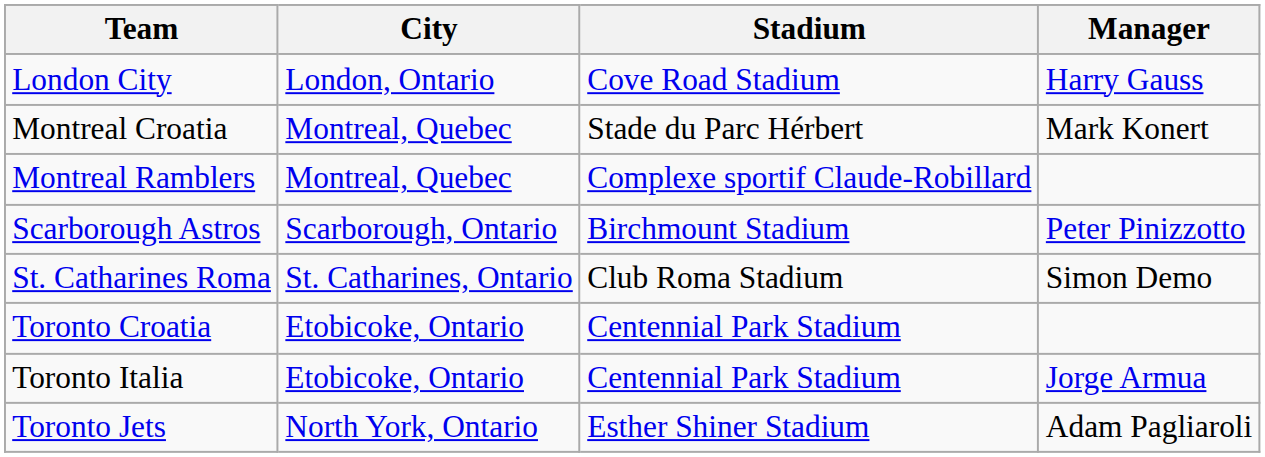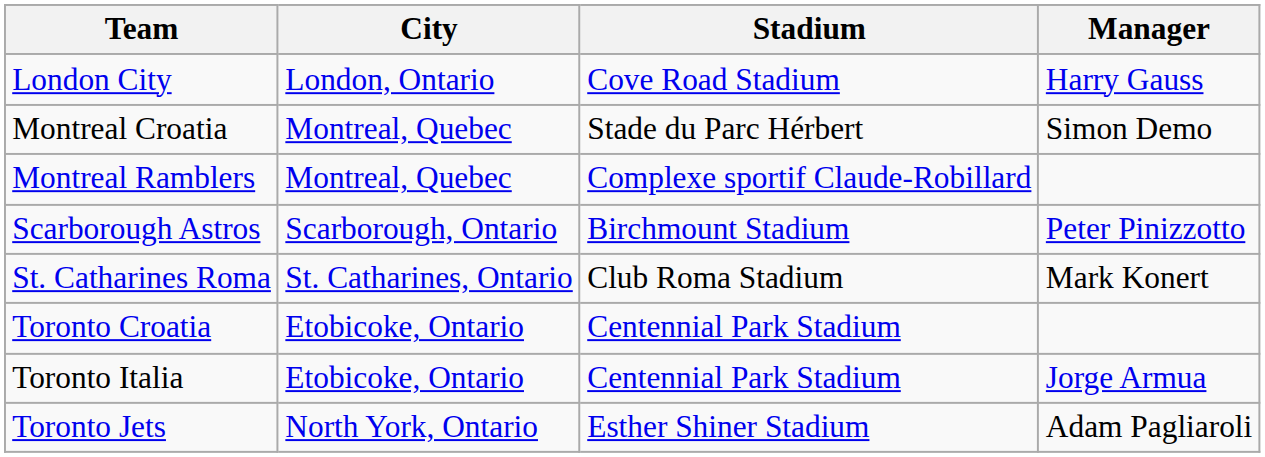(1127, 128) Mark Konert -> (1129, 128) Simon Demo
(1129, 278) Simon Demo -> (1127, 278) Mark Konert
